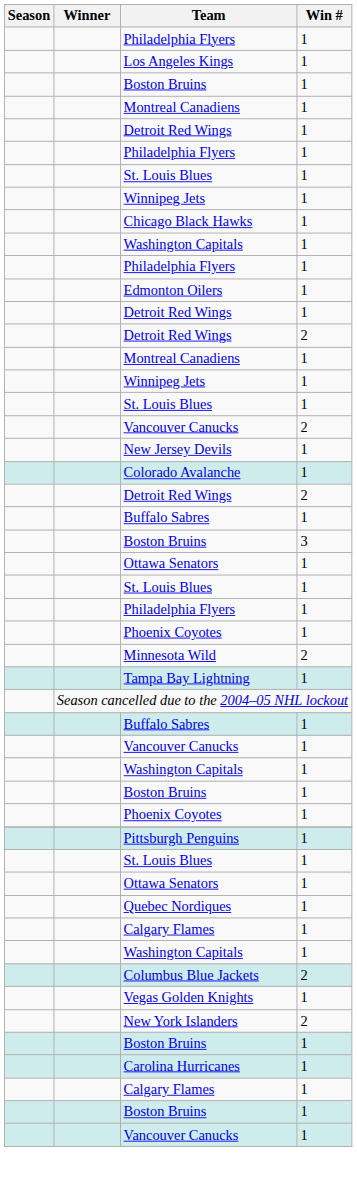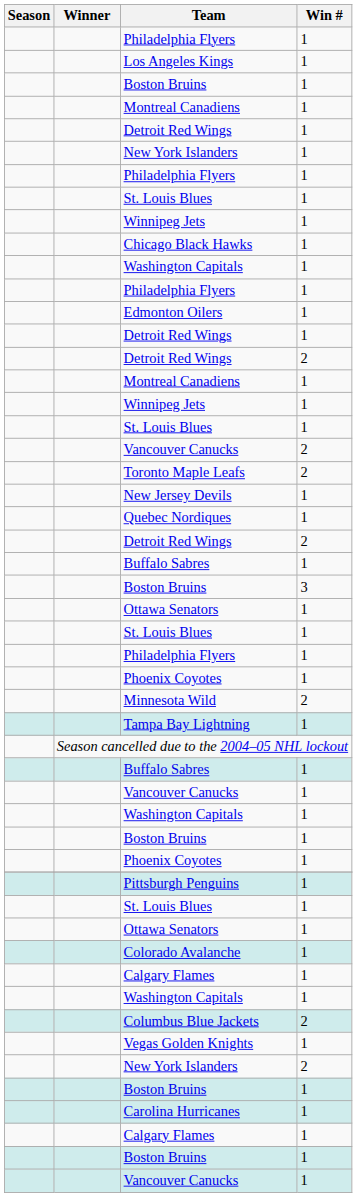+ row: (181, 152)
+ row: (184, 472)
rows swapped: (177, 906) <-> (182, 472)
